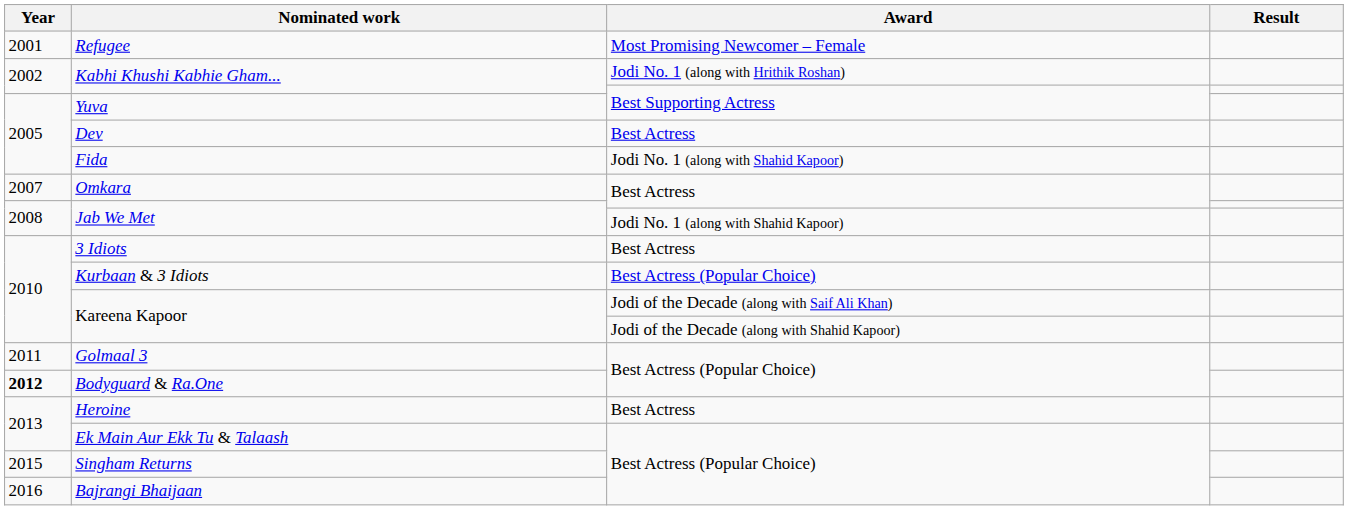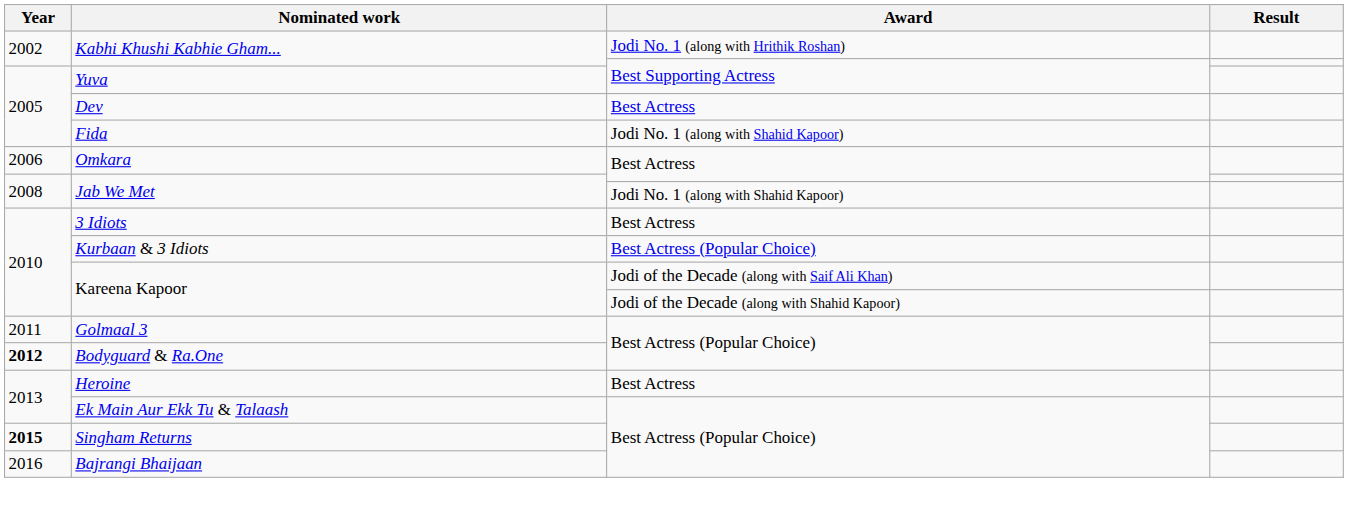- row: (103, 44)
(25, 187) 2007 -> (25, 160) 2006
(25, 463) normal -> (25, 437) bold
